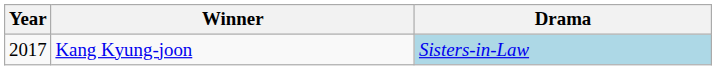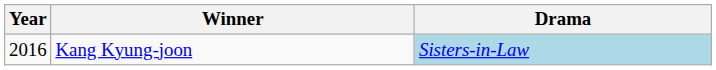(28, 49) 2017 -> (28, 49) 2016
